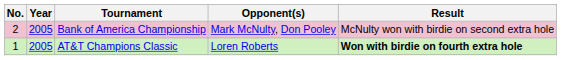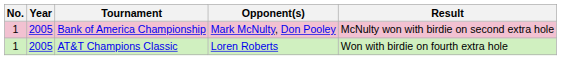(15, 30) 2 -> (15, 30) 1
(432, 47) bold -> (424, 47) normal
